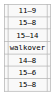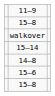rows swapped: (6, 35) <-> (6, 47)
